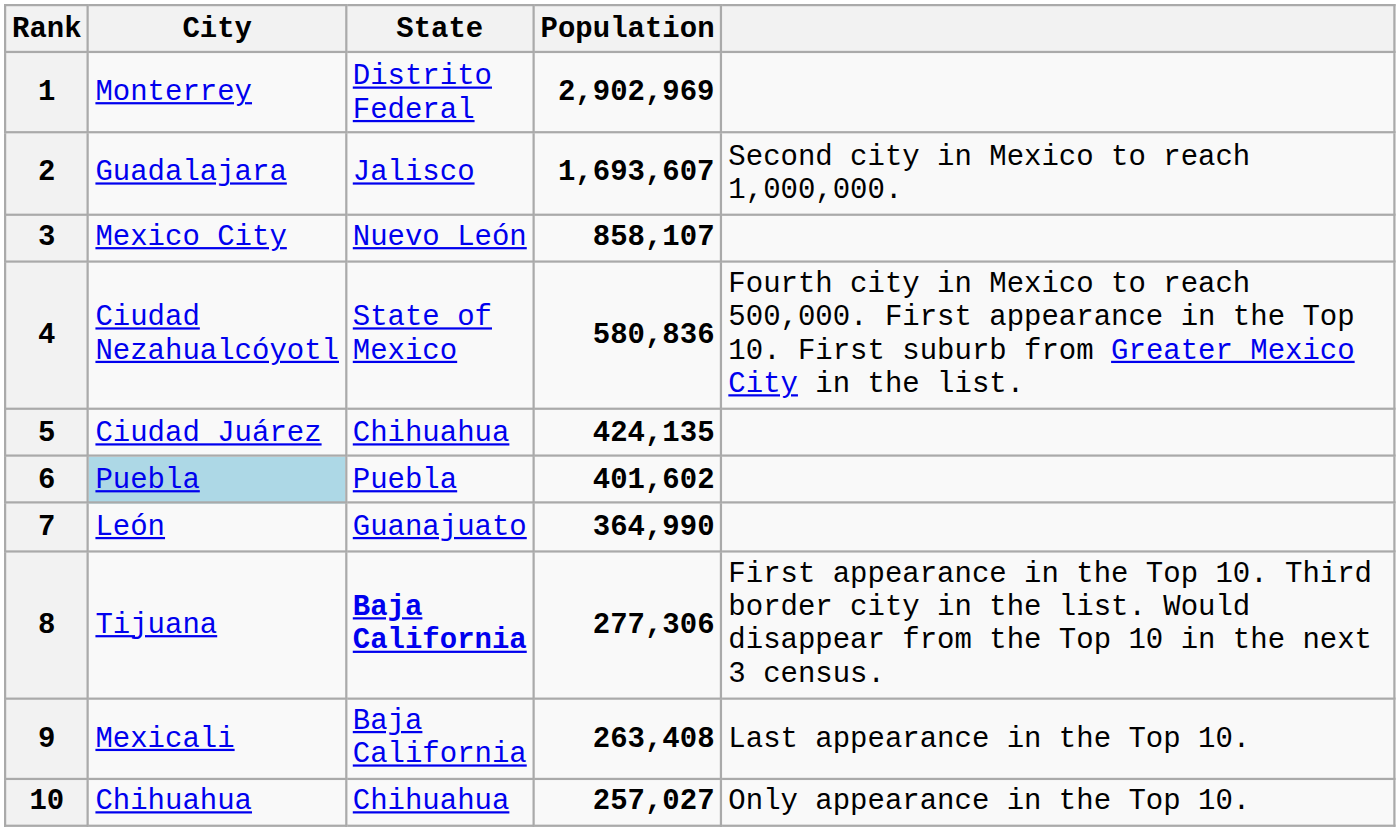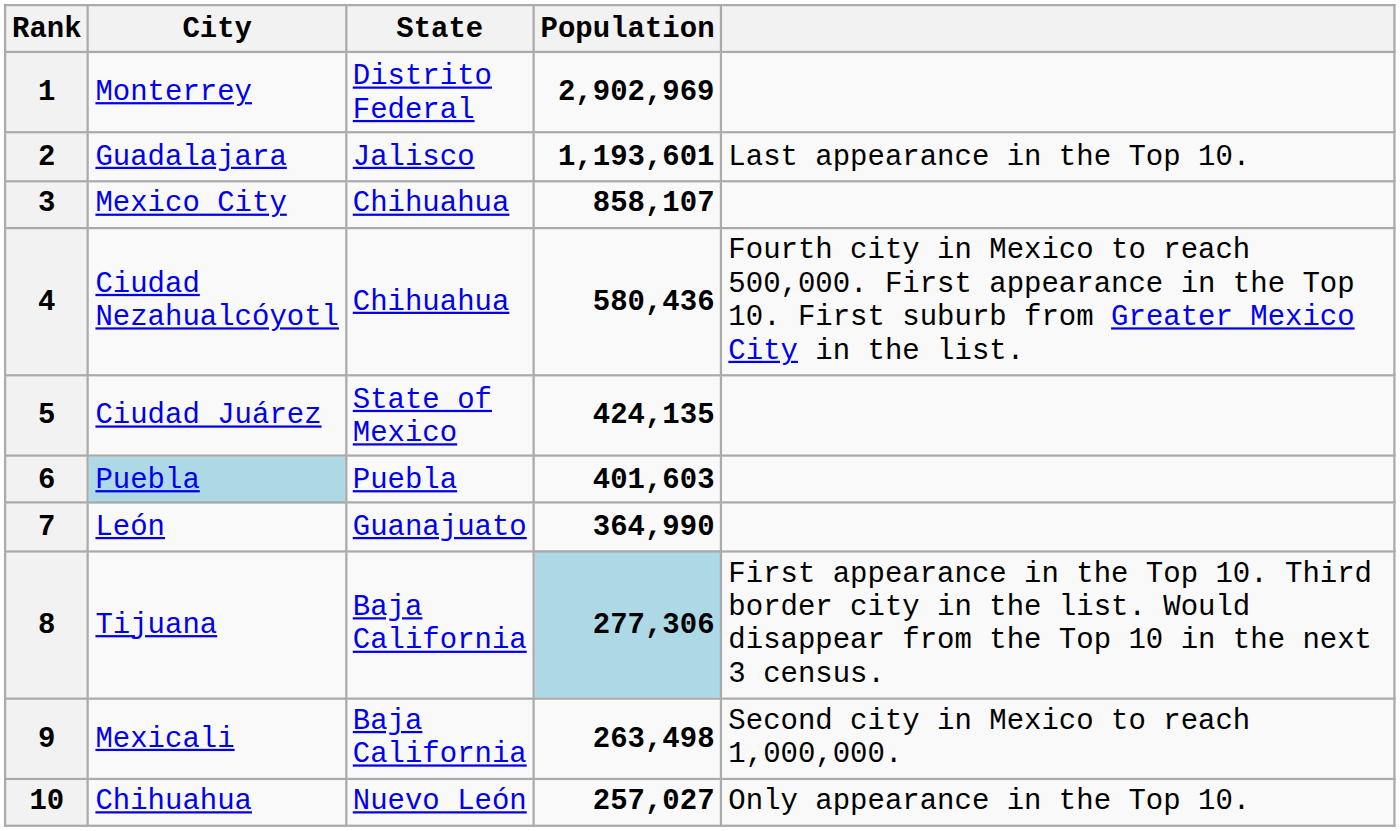(636, 173) 1,693,607 -> (636, 157) 1,193,601
(989, 173) Second city in Mexico to reach 1,000,000. -> (989, 157) Last appearance in the Top 10.
(440, 237) Nuevo León -> (431, 204) Chihuahua
(422, 335) State of Mexico -> (431, 301) Chihuahua
(654, 335) 580,836 -> (654, 301) 580,436
(431, 432) Chihuahua -> (422, 416) State of Mexico
(654, 479) 401,602 -> (654, 479) 401,603
(440, 624) bold -> (440, 624) normal
(654, 624) no background -> (654, 624) lightblue background
(654, 738) 263,408 -> (654, 738) 263,498
(989, 738) Last appearance in the Top 10. -> (989, 738) Second city in Mexico to reach 1,000,000.
(431, 802) Chihuahua -> (440, 802) Nuevo León
